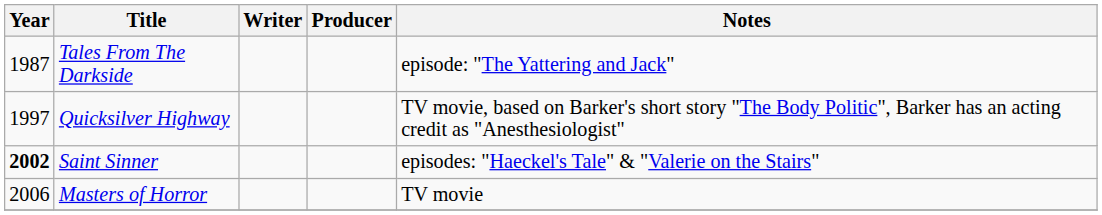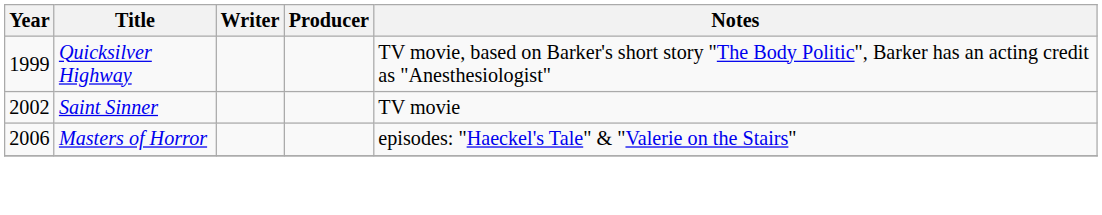- row: (122, 63)
(29, 118) 1997 -> (29, 63) 1999
(29, 161) bold -> (29, 107) normal
(610, 161) episodes: "Haeckel's Tale" & "Valerie on the Stairs" -> (419, 107) TV movie
(442, 193) TV movie -> (587, 139) episodes: "Haeckel's Tale" & "Valerie on the Stairs"
